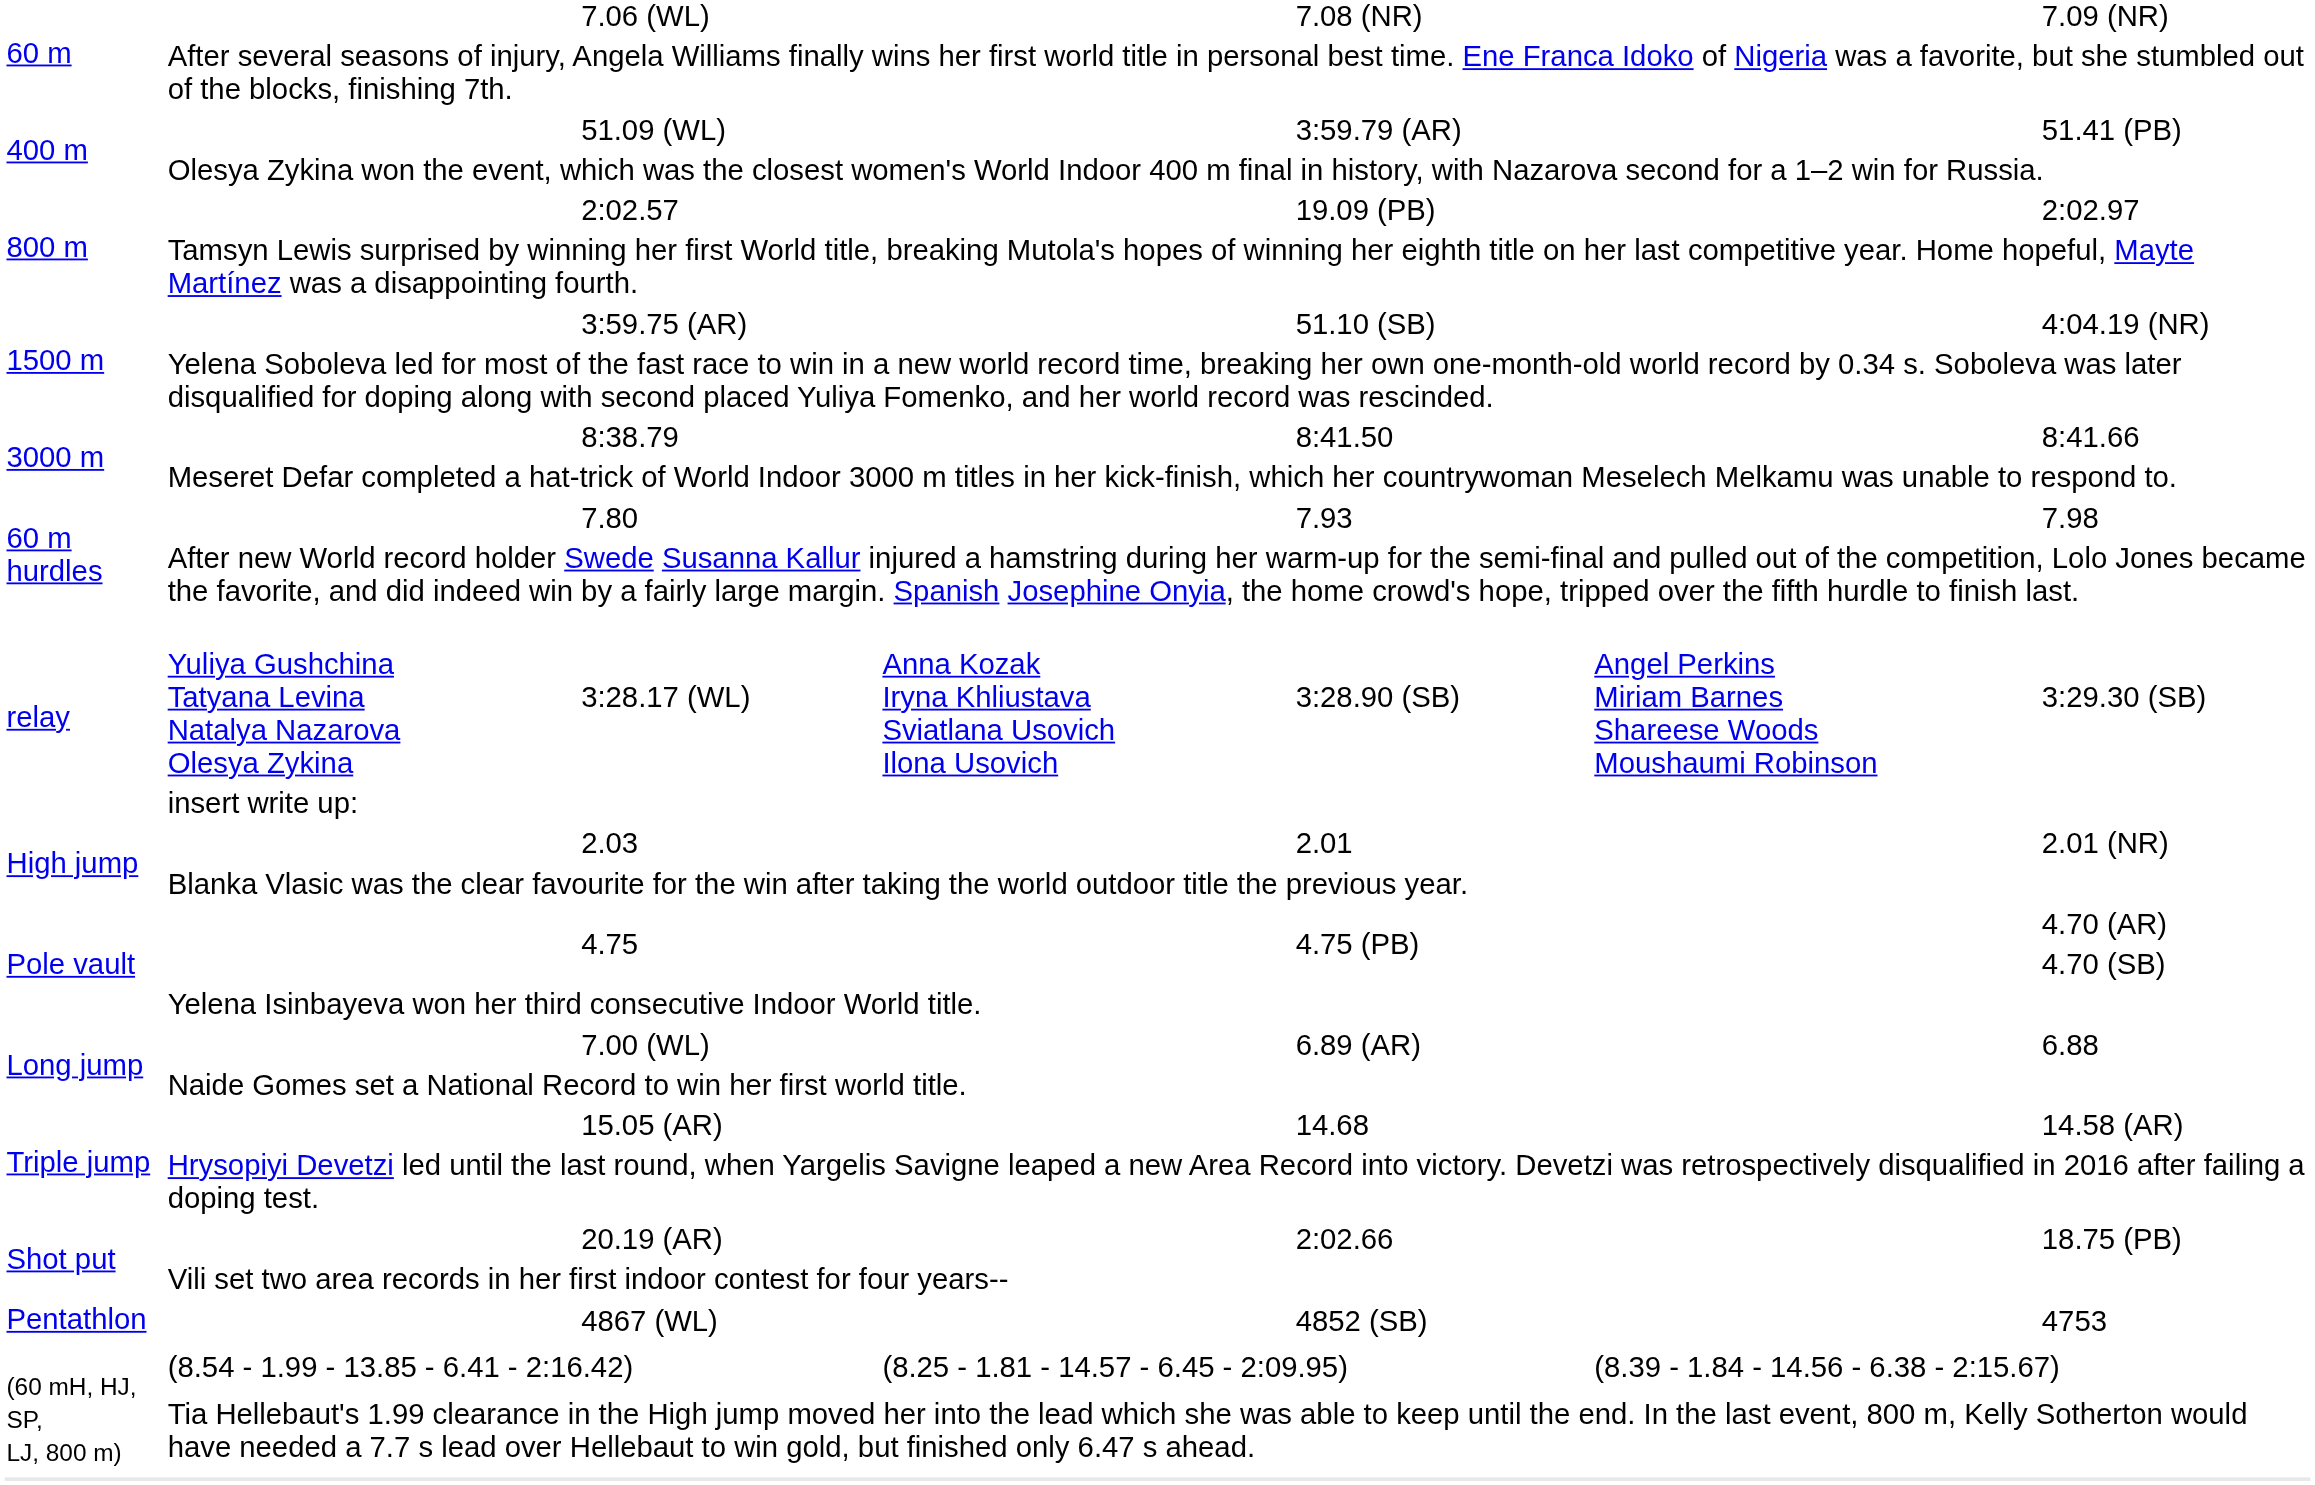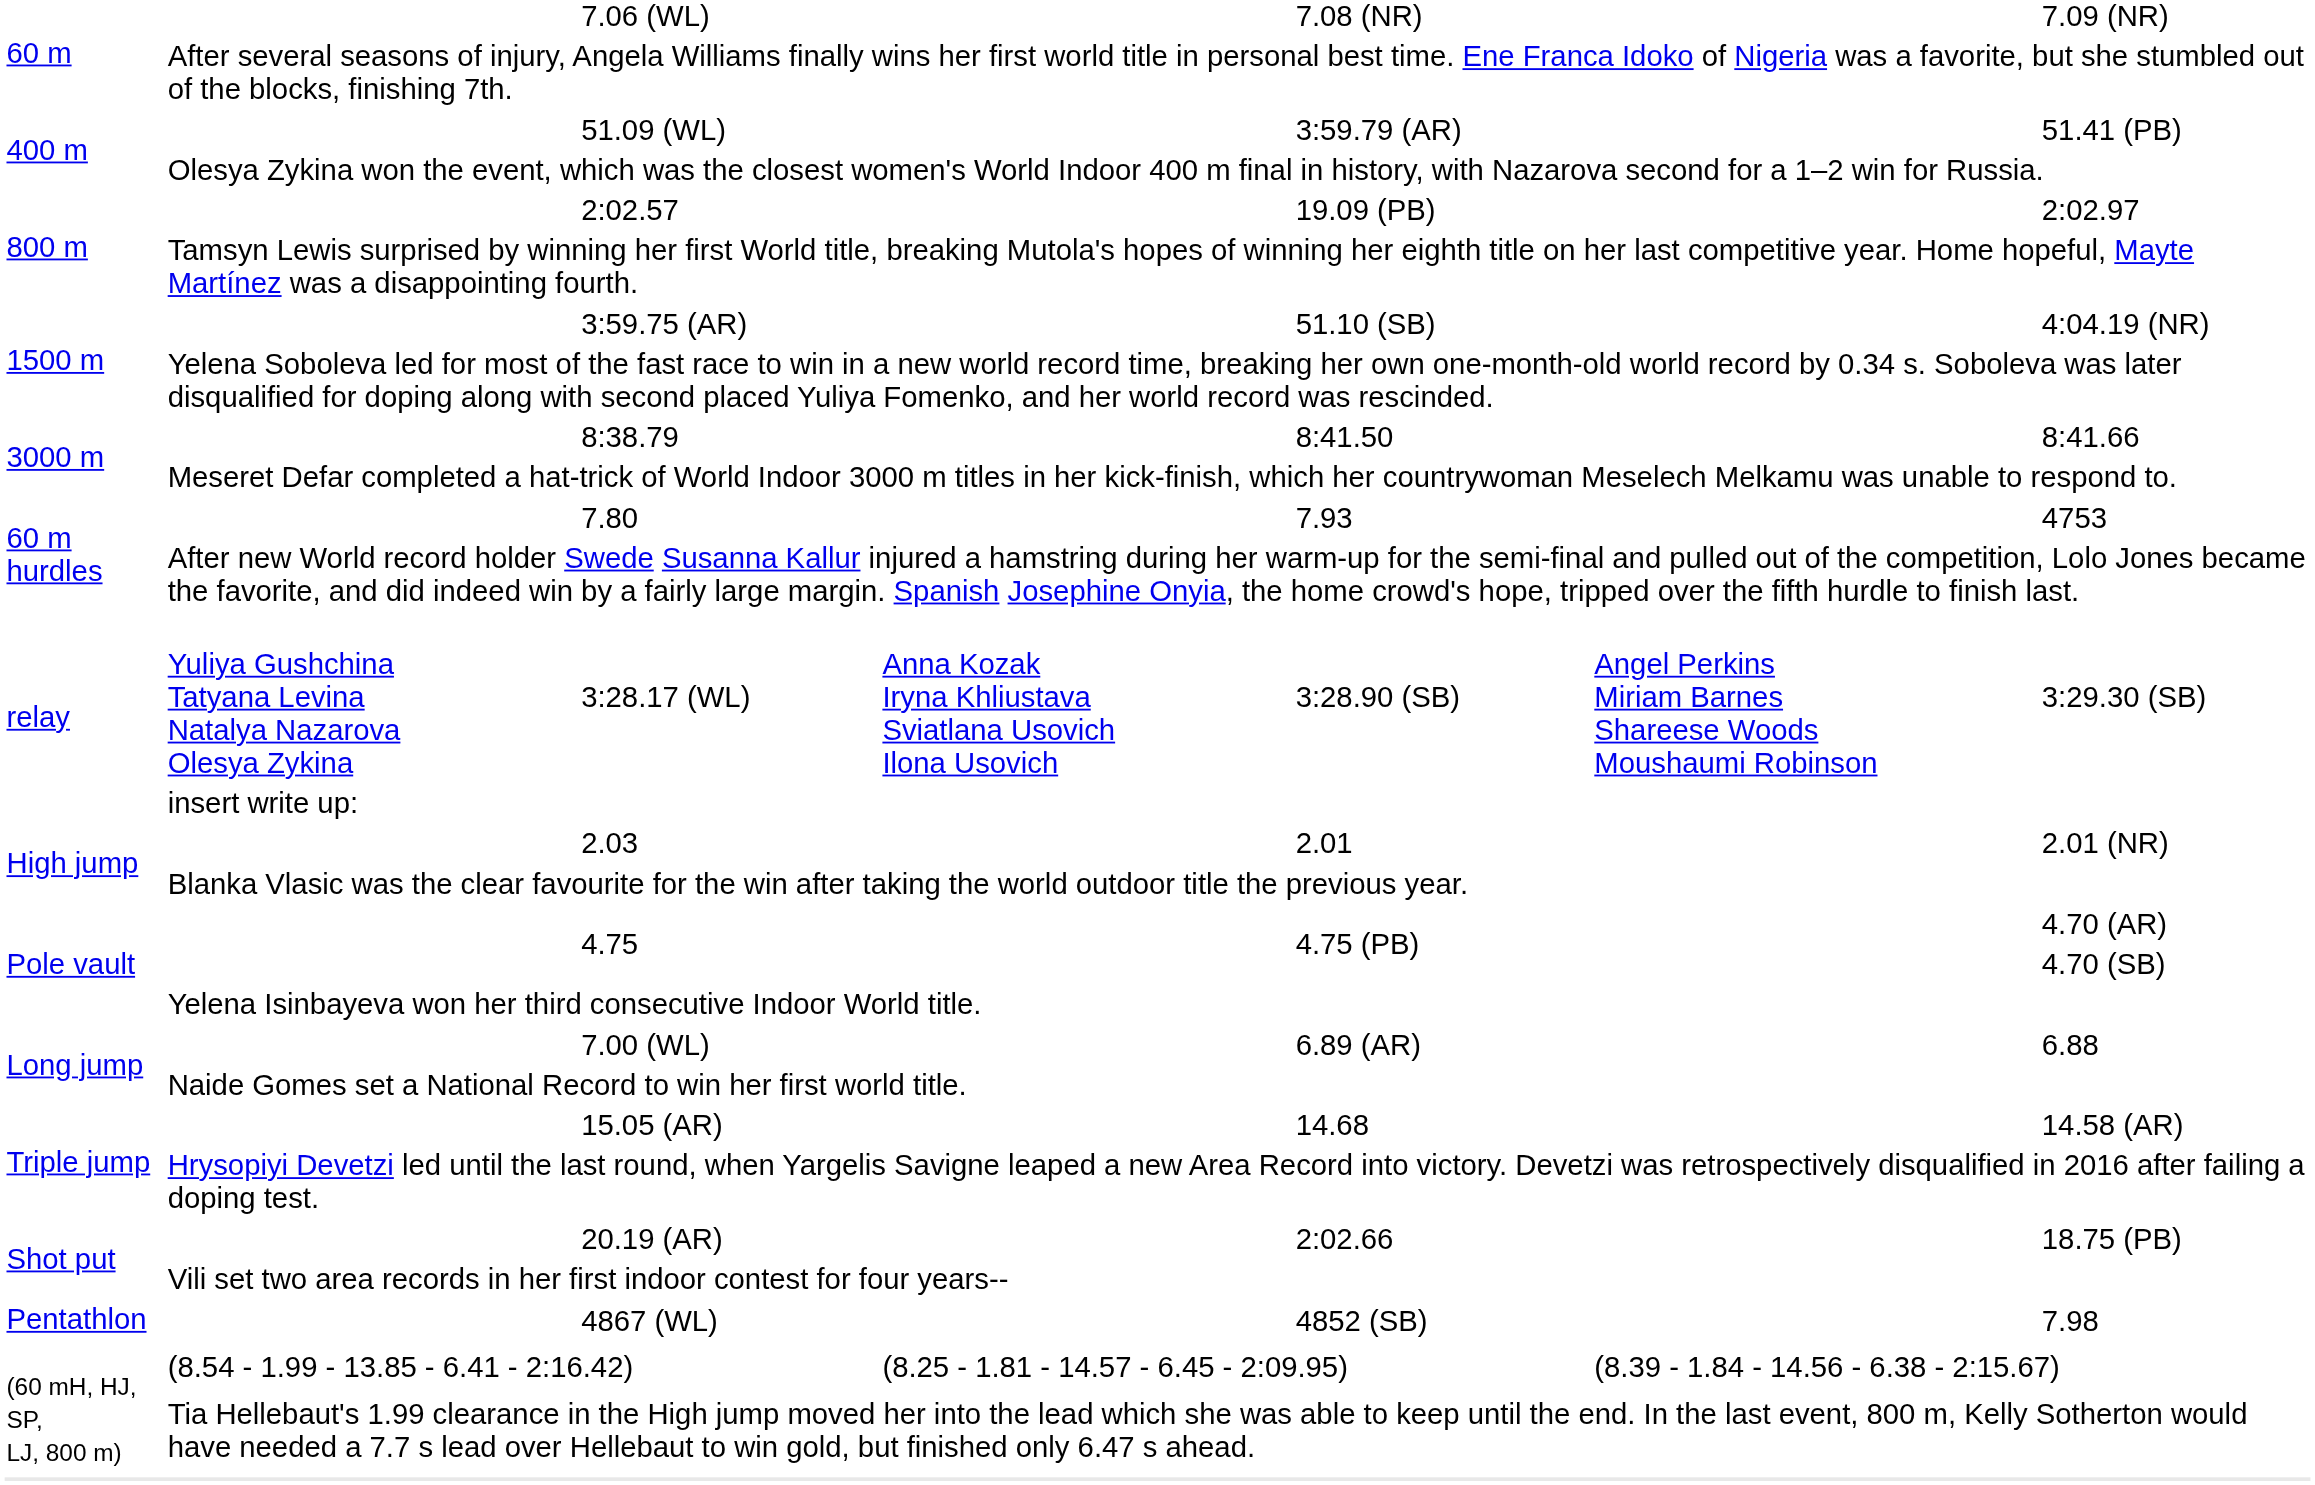(2070, 517) 7.98 -> (2074, 517) 4753
(2074, 1321) 4753 -> (2070, 1321) 7.98
